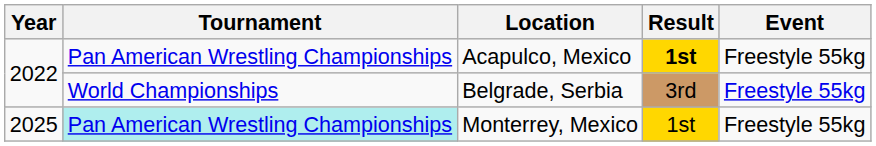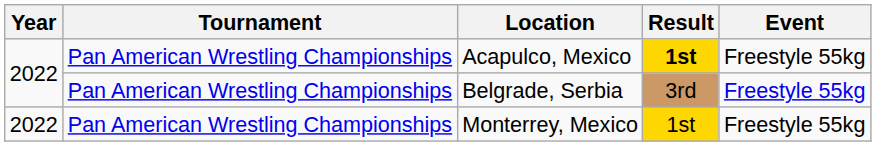(173, 90) World Championships -> (260, 90) Pan American Wrestling Championships
(34, 124) 2025 -> (34, 124) 2022
(260, 124) paleturquoise background -> (260, 124) no background
